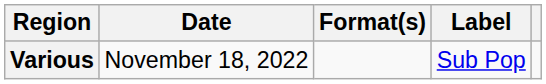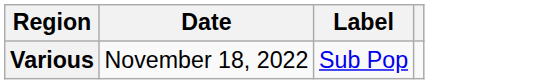- column: (373, 22)
